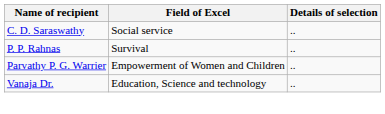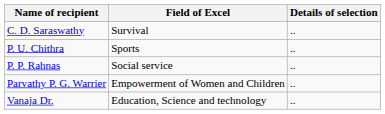(142, 30) Social service -> (130, 30) Survival
+ row: (35, 48)
(130, 48) Survival -> (142, 65) Social service
